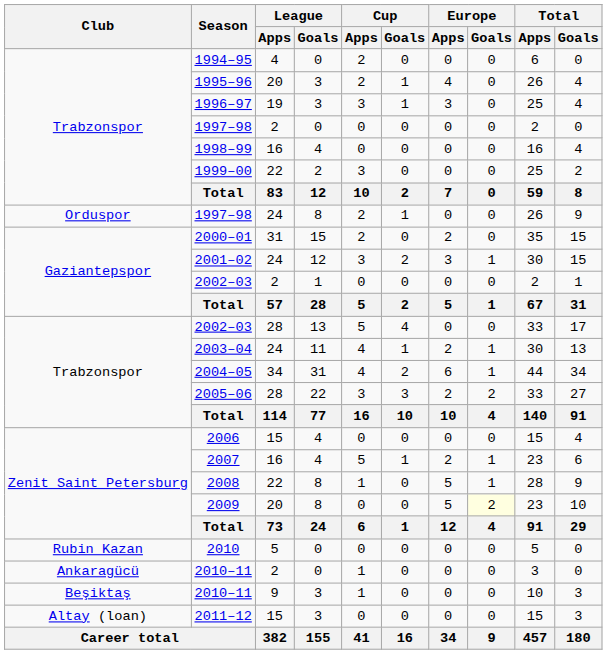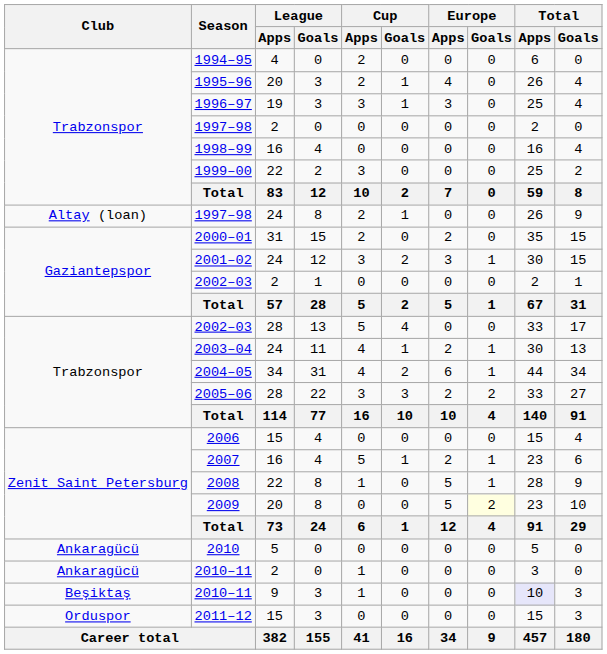(98, 216) Orduspor -> (98, 216) Altay (loan)
(98, 550) Rubin Kazan -> (98, 550) Ankaragücü
(535, 594) no background -> (535, 594) lavender background
(98, 616) Altay (loan) -> (98, 616) Orduspor
